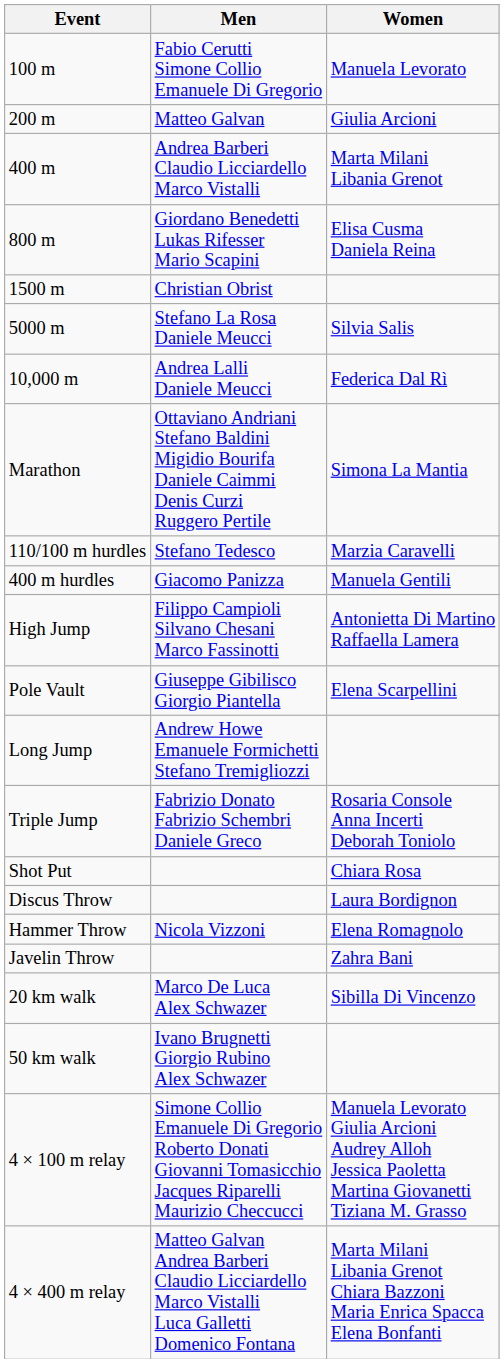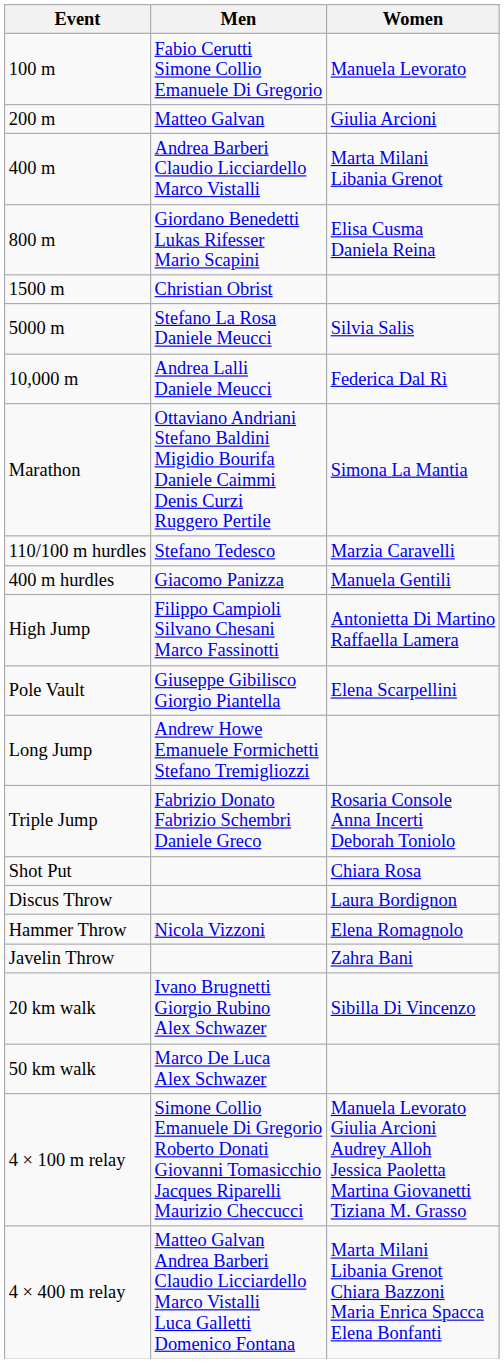(212, 997) Marco De Luca Alex Schwazer -> (213, 1008) Ivano Brugnetti Giorgio Rubino Alex Schwazer
(213, 1058) Ivano Brugnetti Giorgio Rubino Alex Schwazer -> (212, 1068) Marco De Luca Alex Schwazer
